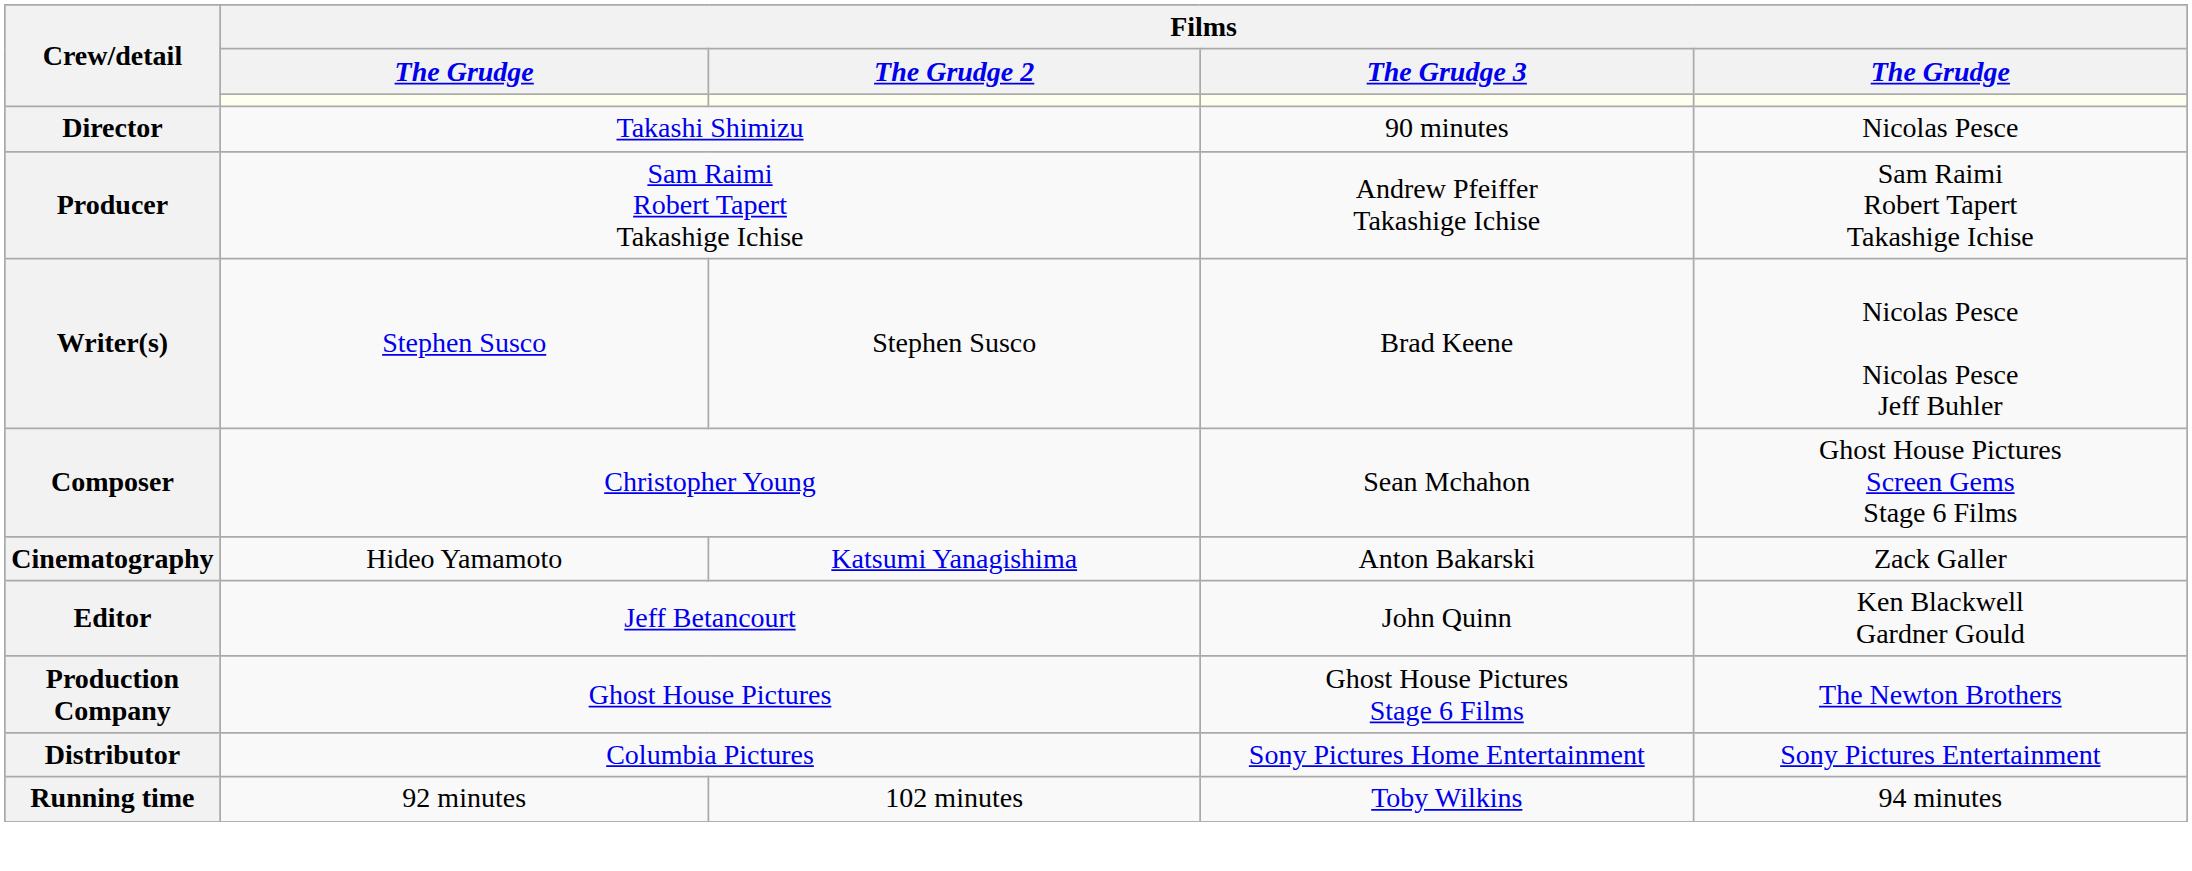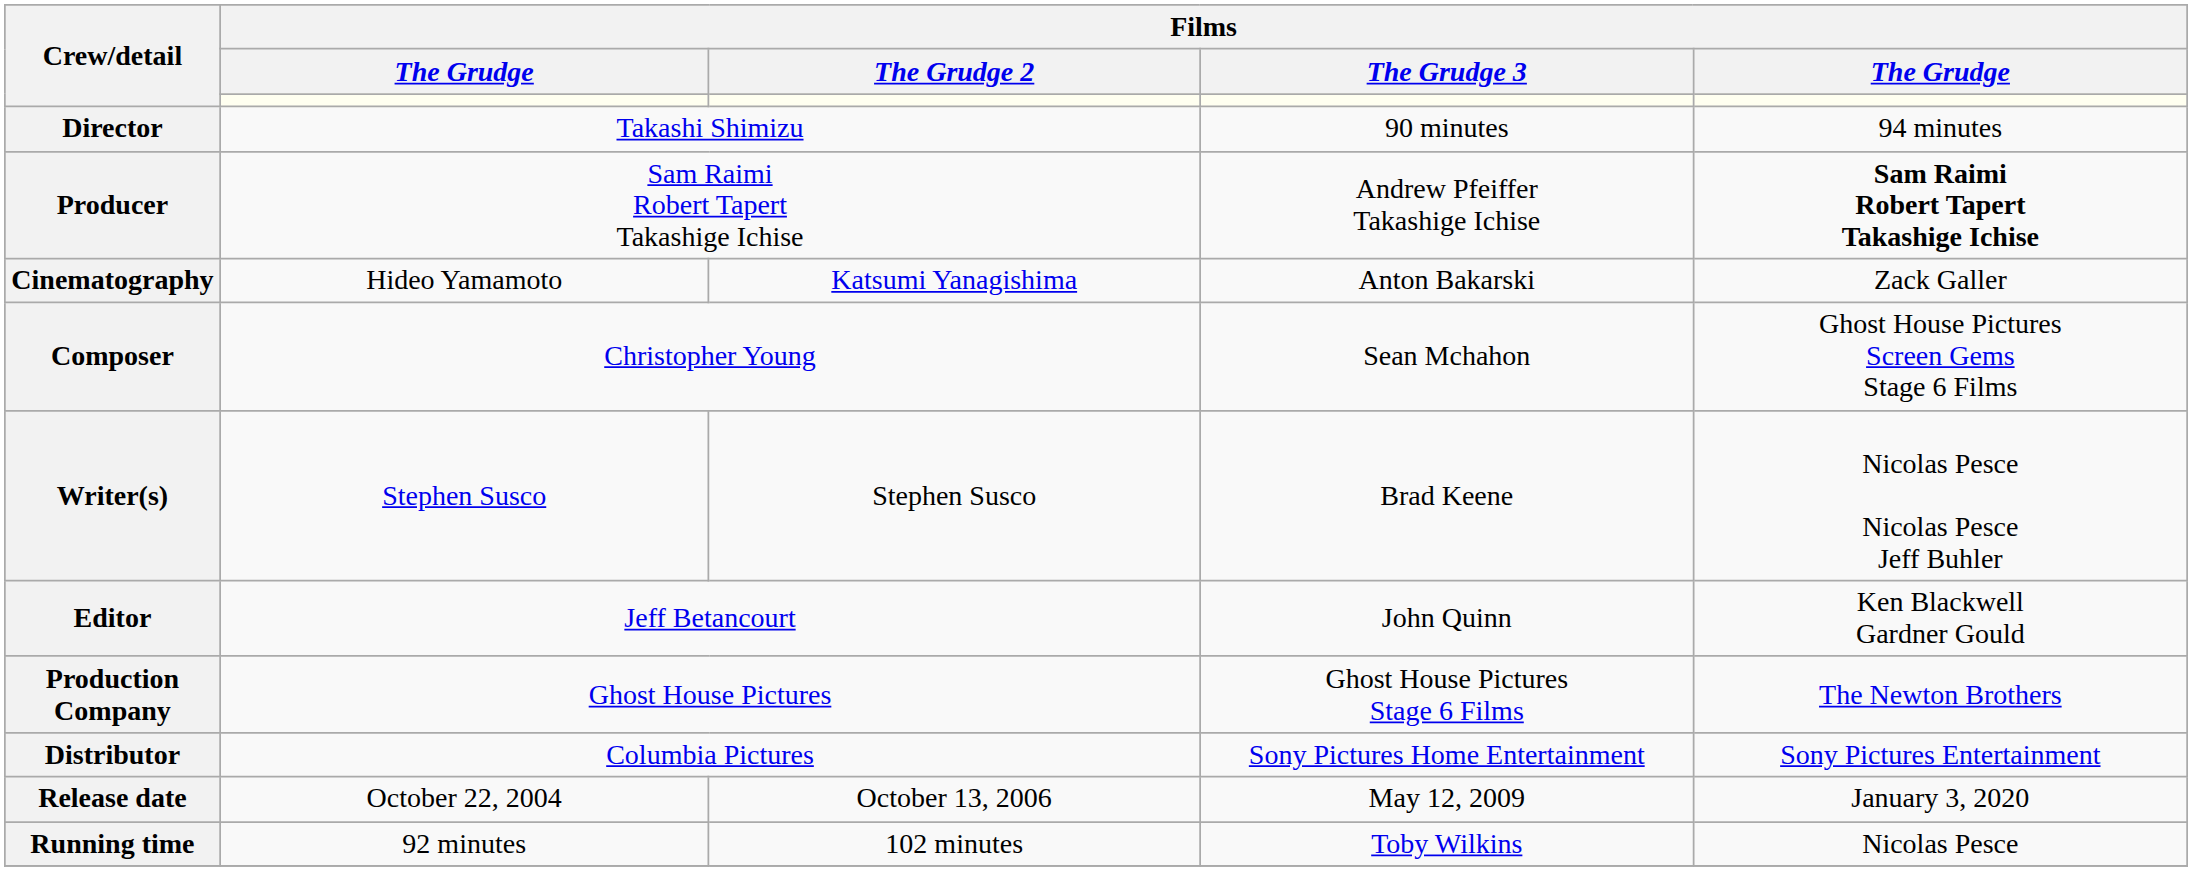(1940, 128) Nicolas Pesce -> (1940, 128) 94 minutes
(1940, 204) normal -> (1940, 204) bold
rows swapped: (112, 343) <-> (112, 558)
+ row: (112, 798)
(1940, 798) 94 minutes -> (1940, 843) Nicolas Pesce
